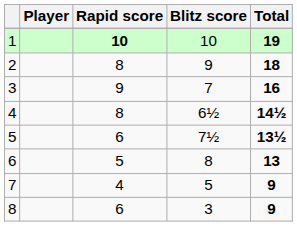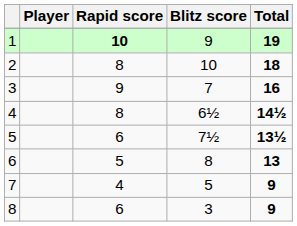(209, 40) 10 -> (209, 40) 9
(209, 64) 9 -> (209, 64) 10
